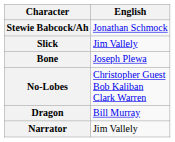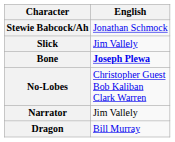(120, 59) normal -> (122, 59) bold
rows swapped: (48, 113) <-> (48, 129)
